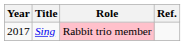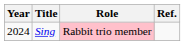(18, 31) 2017 -> (18, 31) 2024
